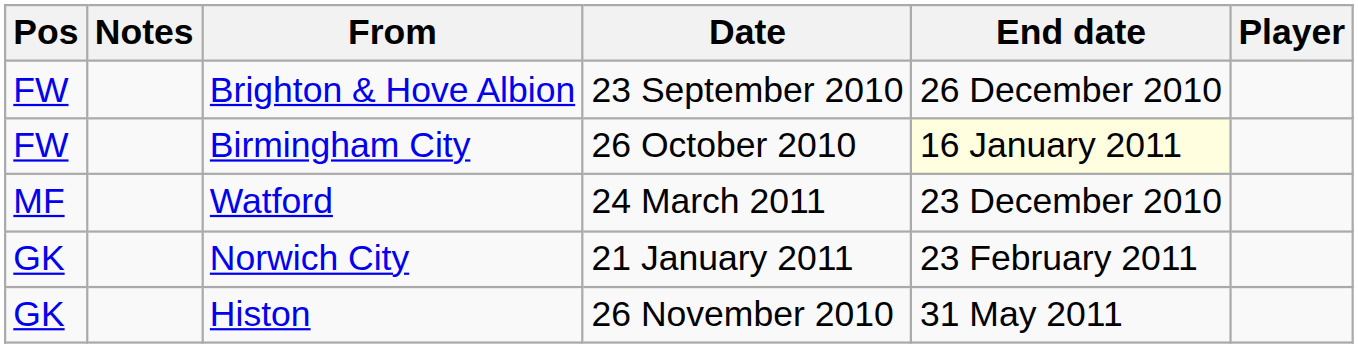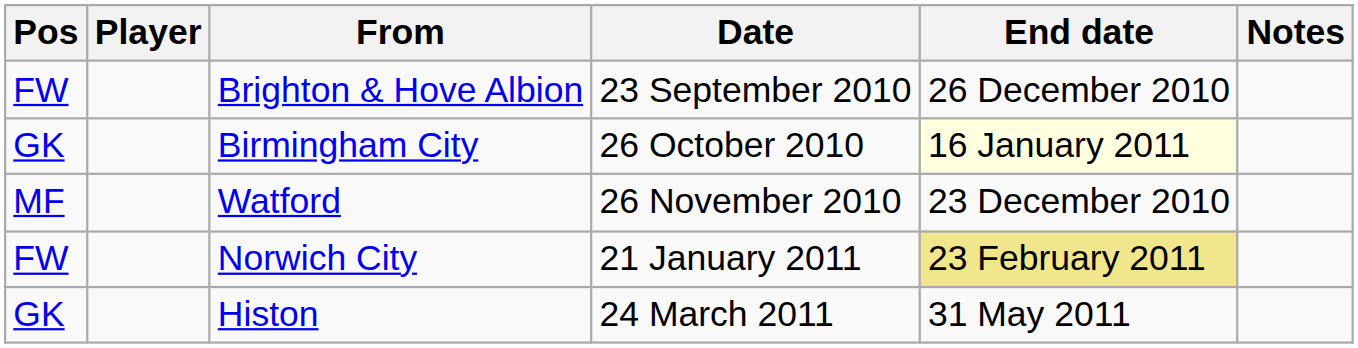columns swapped: (1292, 32) <-> (144, 32)
(41, 145) FW -> (39, 145) GK
(709, 201) 24 March 2011 -> (751, 201) 26 November 2010
(39, 257) GK -> (41, 257) FW
(1059, 257) no background -> (1067, 257) khaki background
(743, 314) 26 November 2010 -> (717, 314) 24 March 2011
